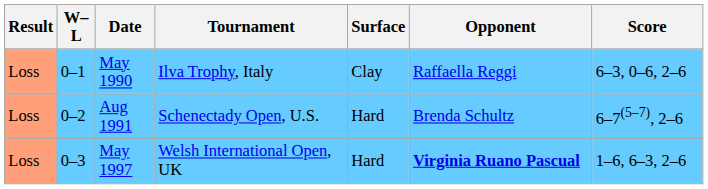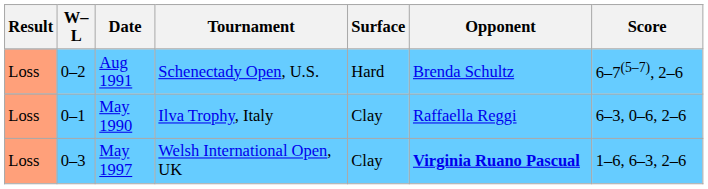rows swapped: (116, 71) <-> (116, 116)
(368, 160) Hard -> (367, 160) Clay
